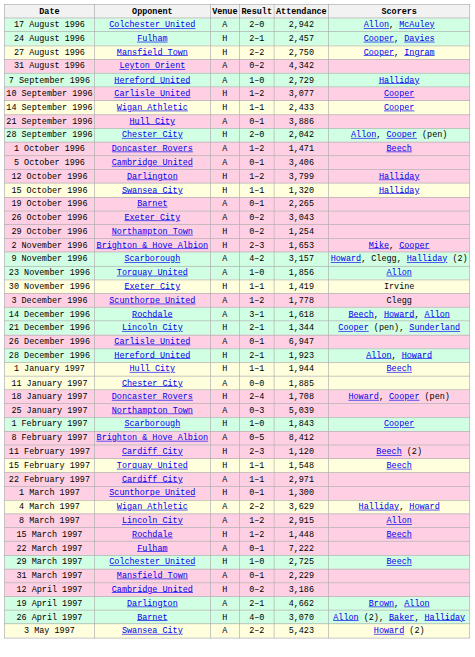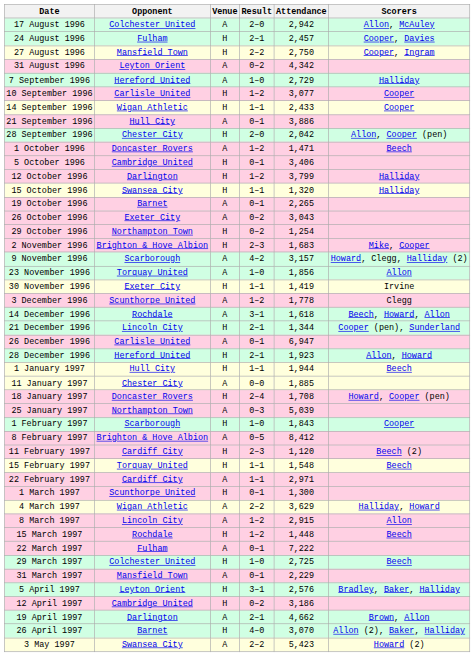(225, 163) A -> (225, 163) H
(301, 245) 1,653 -> (301, 245) 1,683
+ row: (49, 590)
